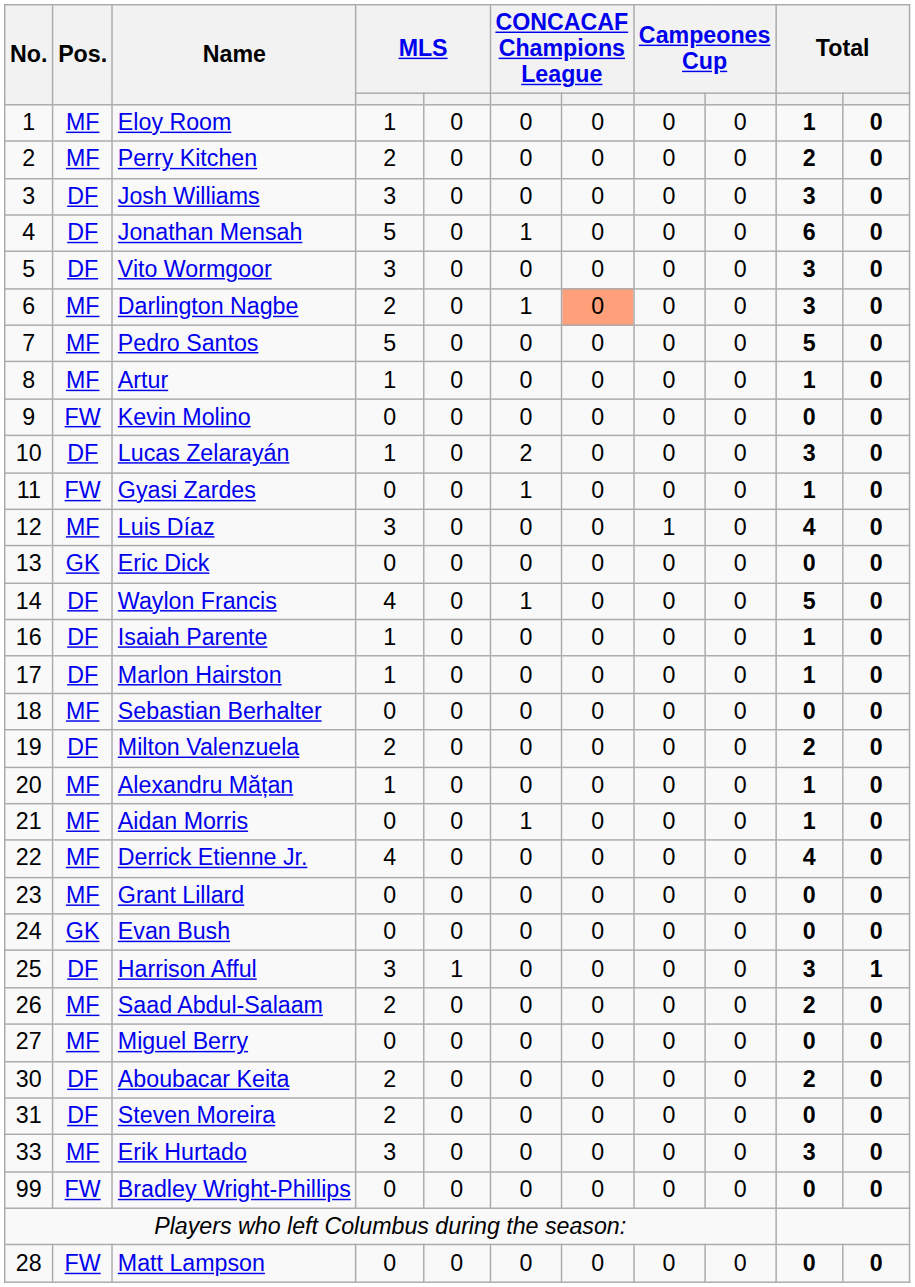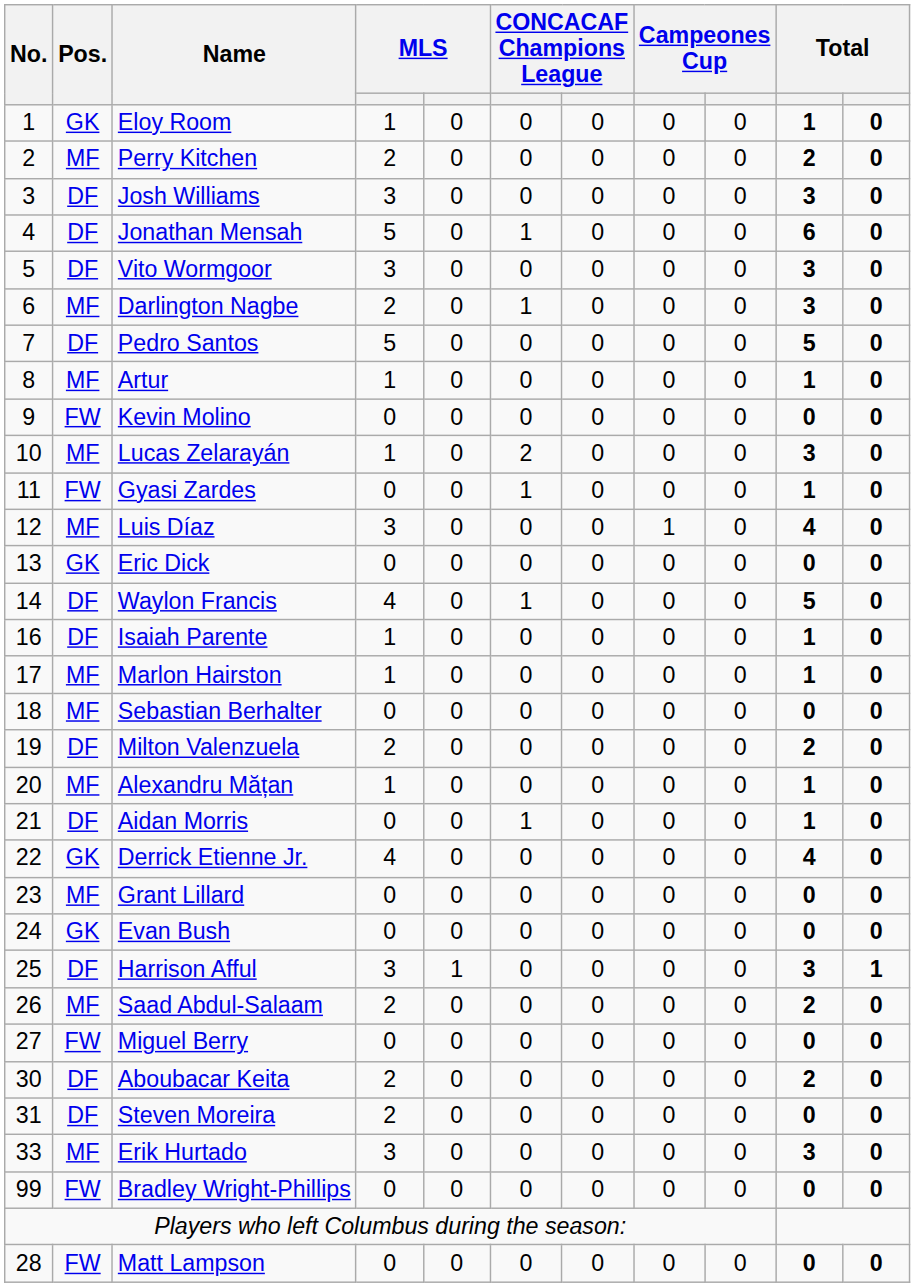(83, 122) MF -> (83, 122) GK
(598, 306) lightsalmon background -> (598, 306) no background
(83, 343) MF -> (83, 343) DF
(83, 453) DF -> (83, 453) MF
(83, 674) DF -> (83, 674) MF
(83, 821) MF -> (83, 821) DF
(83, 858) MF -> (83, 858) GK
(83, 1042) MF -> (83, 1042) FW
